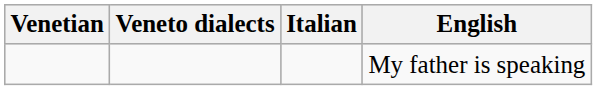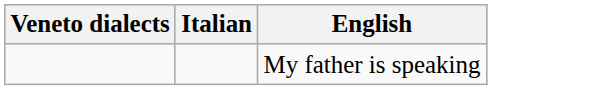- column: (57, 24)
